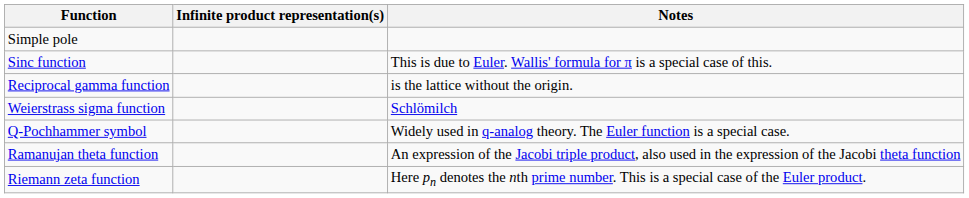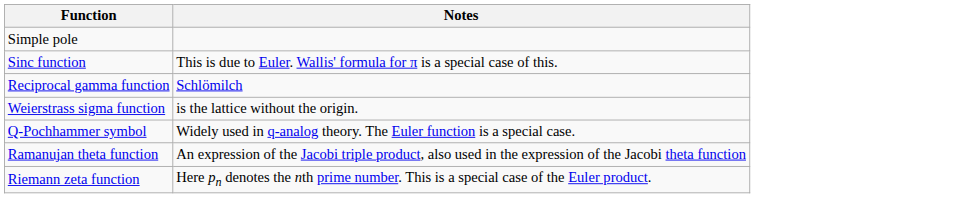- column: (280, 16)
(482, 85) is the lattice without the origin. -> (209, 85) Schlömilch
(424, 108) Schlömilch -> (267, 108) is the lattice without the origin.
